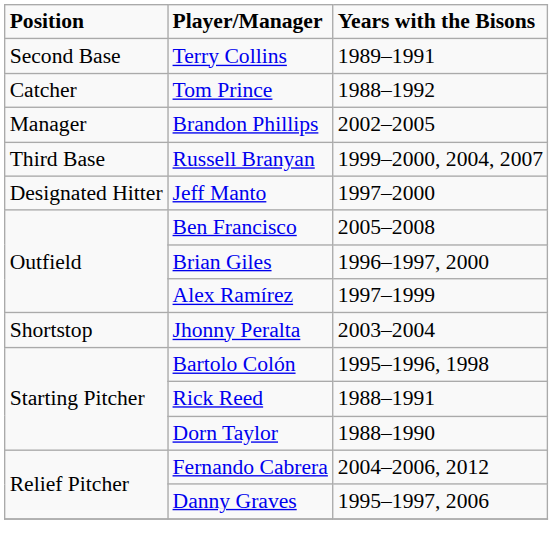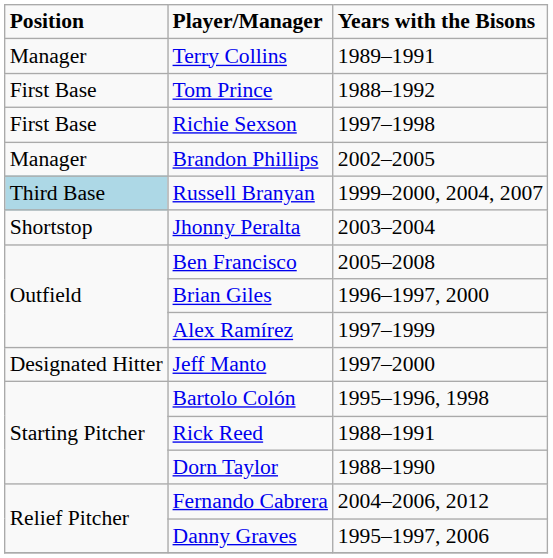(65, 55) Second Base -> (48, 55) Manager
(43, 90) Catcher -> (53, 90) First Base
+ row: (235, 124)
(57, 158) no background -> (57, 192) lightblue background
rows swapped: (236, 329) <-> (219, 192)
